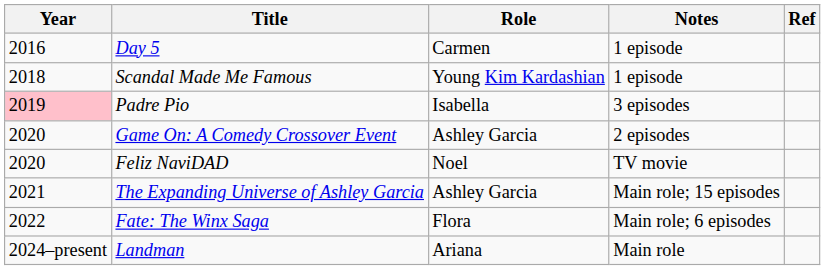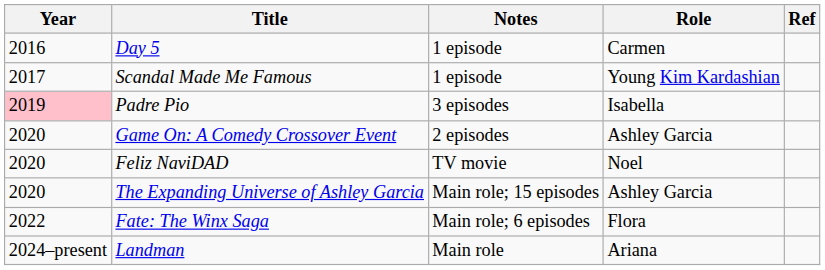columns swapped: (519, 18) <-> (697, 18)
(27, 76) 2018 -> (27, 76) 2017
(27, 192) 2021 -> (27, 192) 2020
